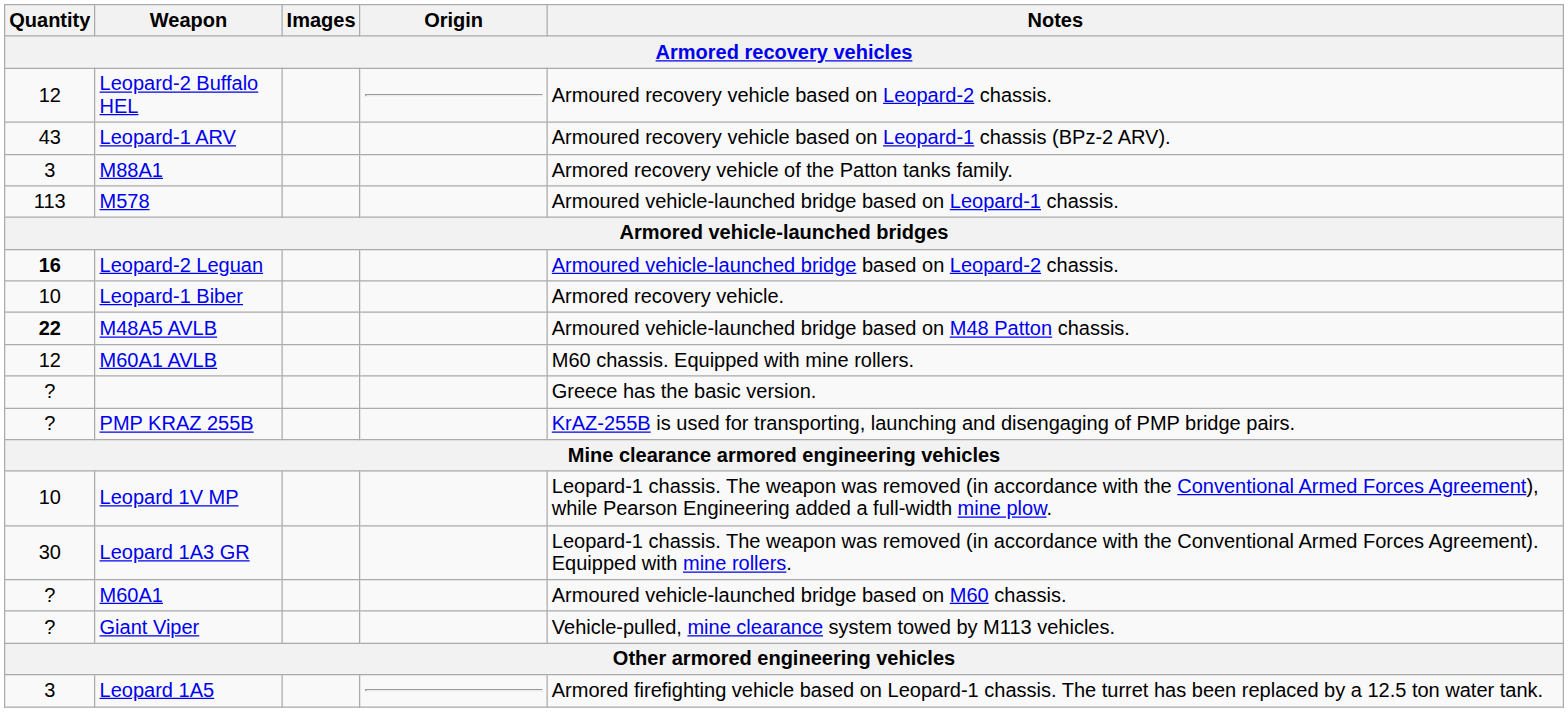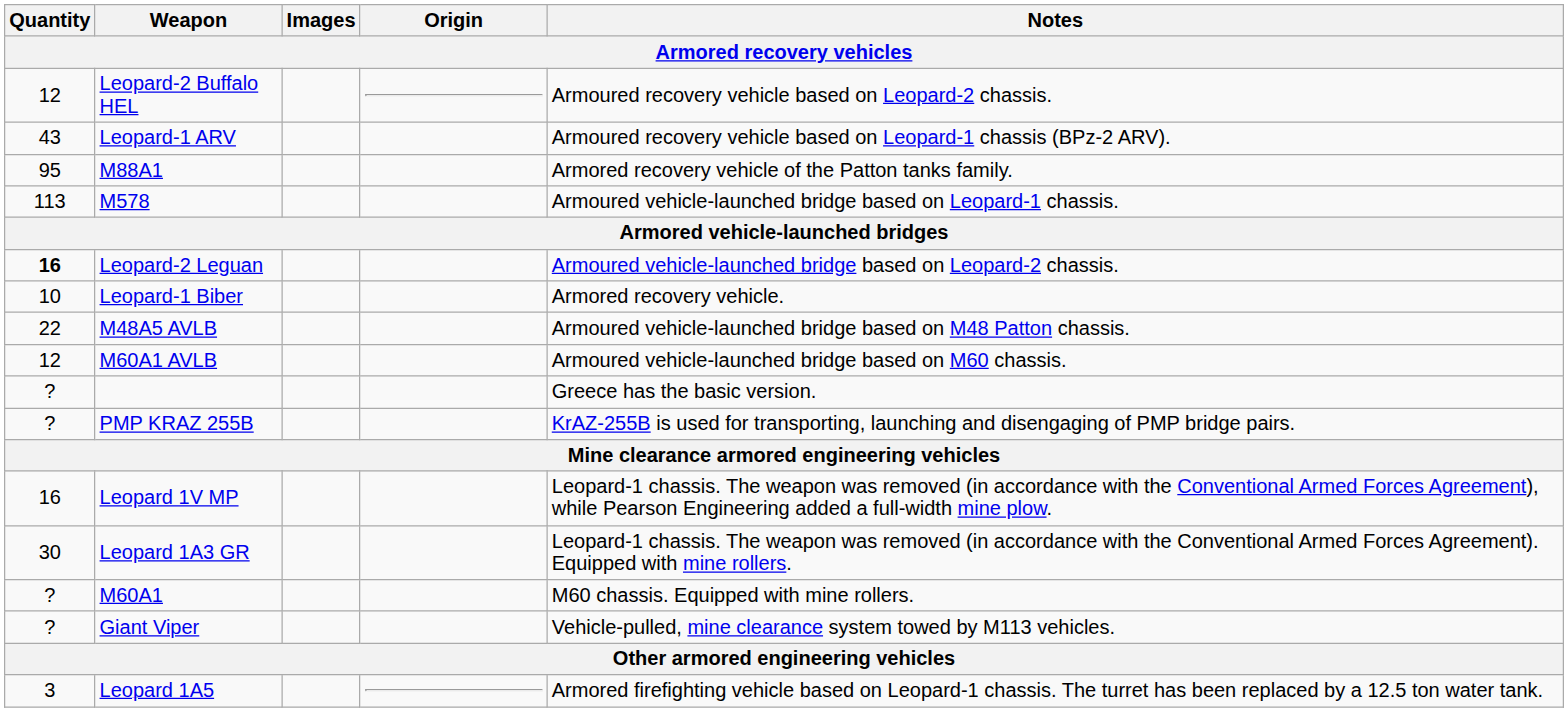(50, 169) 3 -> (50, 169) 95
(50, 328) bold -> (50, 328) normal
(733, 360) M60 chassis. Equipped with mine rollers. -> (809, 360) Armoured vehicle-launched bridge based on M60 chassis.
(50, 498) 10 -> (50, 498) 16
(809, 595) Armoured vehicle-launched bridge based on M60 chassis. -> (733, 595) M60 chassis. Equipped with mine rollers.
